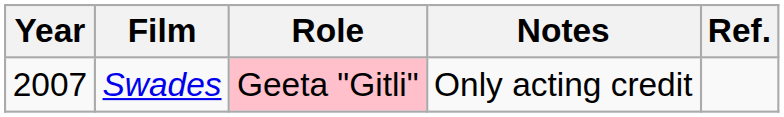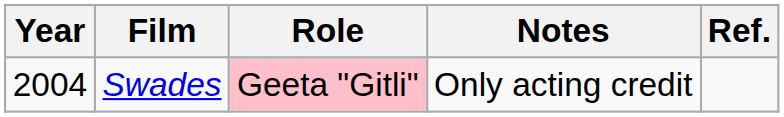(50, 84) 2007 -> (50, 84) 2004
